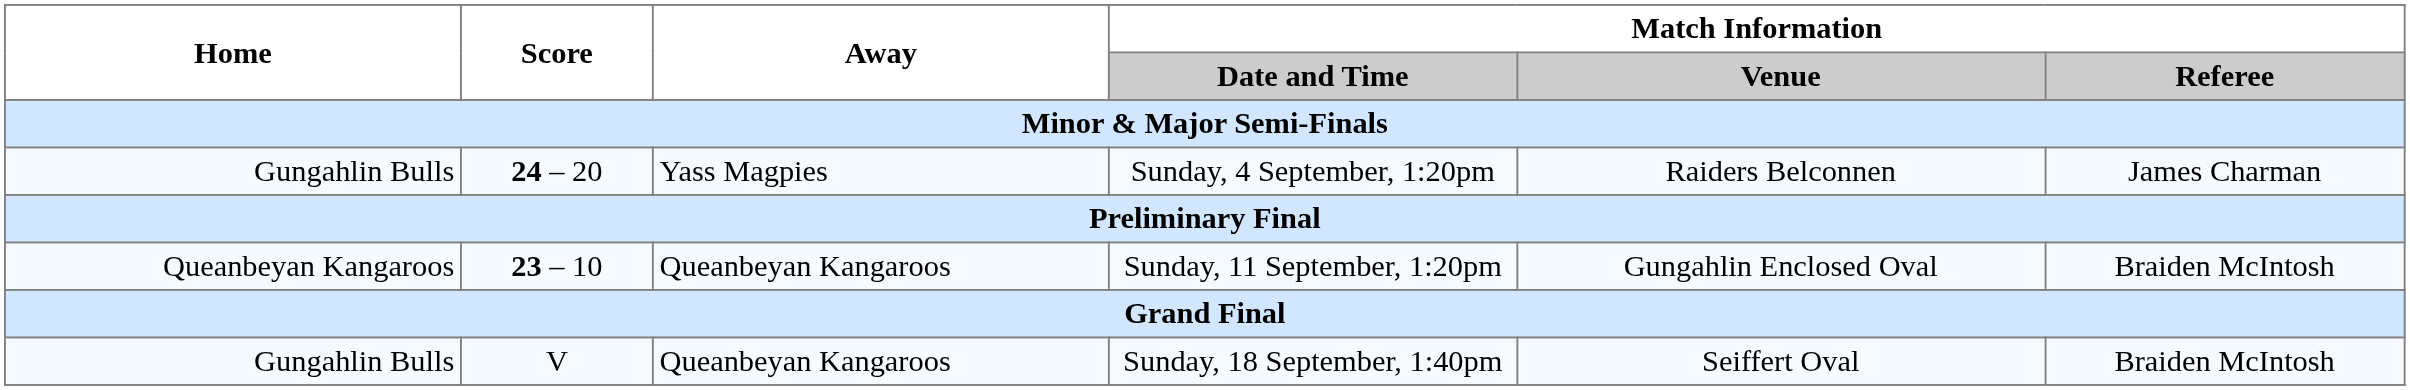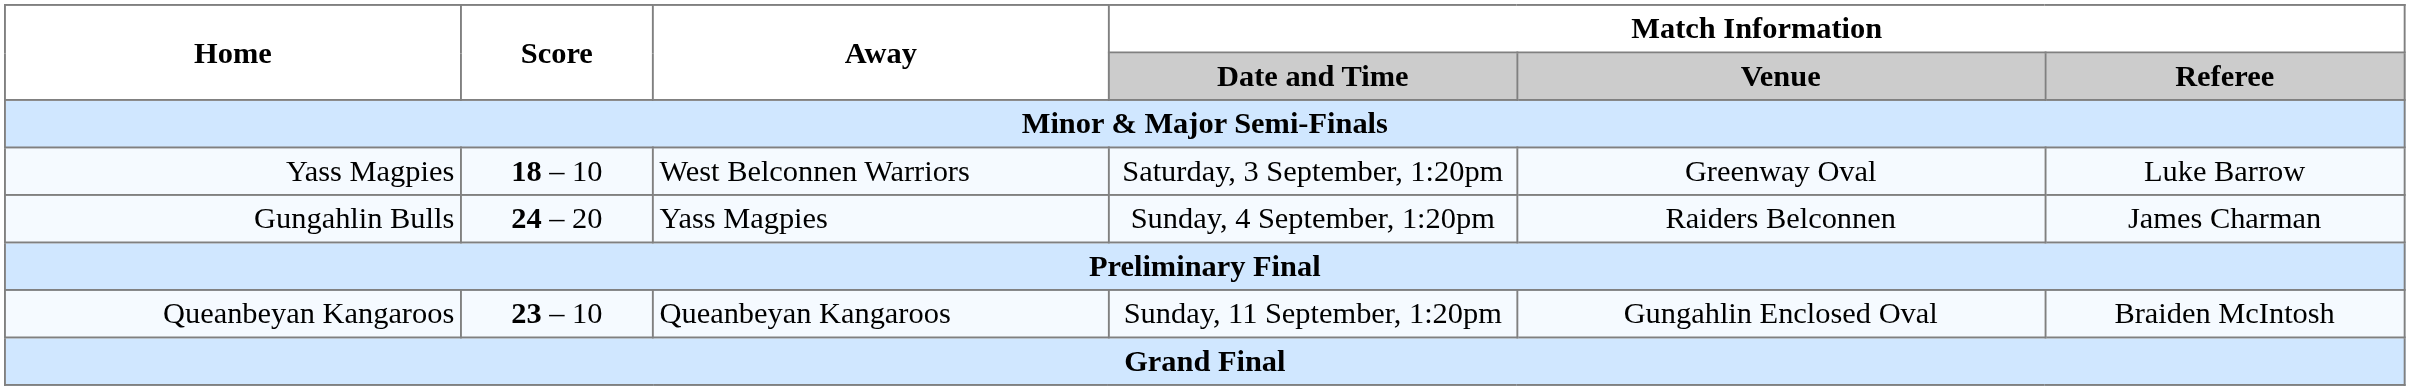+ row: (1313, 170)
- row: (1313, 360)
